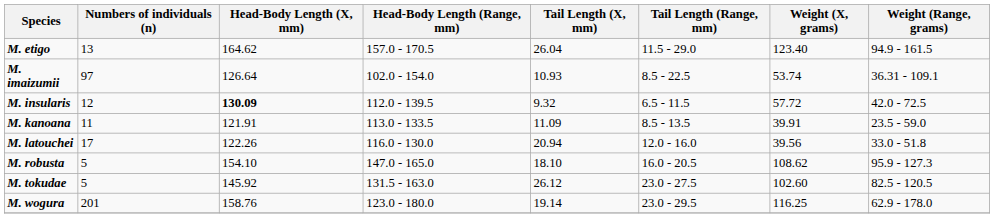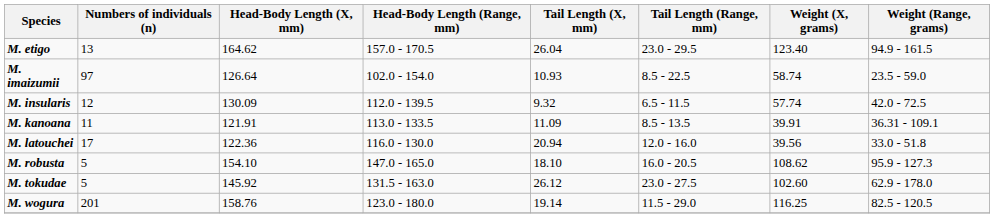(669, 48) 11.5 - 29.0 -> (669, 48) 23.0 - 29.5
(787, 75) 53.74 -> (787, 75) 58.74
(905, 75) 36.31 - 109.1 -> (899, 75) 23.5 - 59.0
(239, 103) bold -> (239, 103) normal
(787, 103) 57.72 -> (787, 103) 57.74
(899, 123) 23.5 - 59.0 -> (905, 123) 36.31 - 109.1
(239, 143) 122.26 -> (239, 143) 122.36
(902, 183) 82.5 - 120.5 -> (902, 183) 62.9 - 178.0
(669, 203) 23.0 - 29.5 -> (669, 203) 11.5 - 29.0
(902, 203) 62.9 - 178.0 -> (902, 203) 82.5 - 120.5
